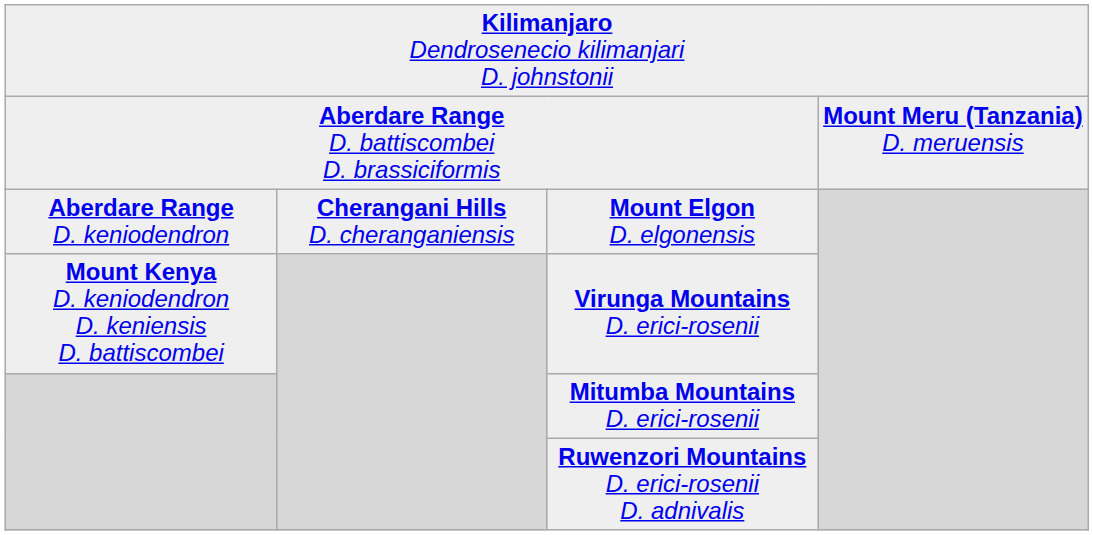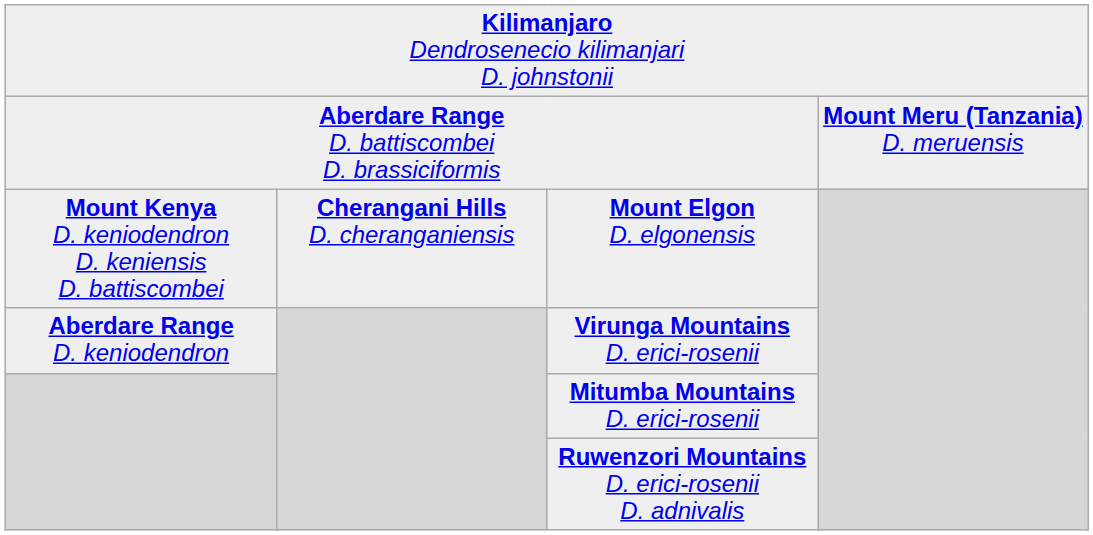(141, 221) Aberdare Range D. keniodendron -> (141, 248) Mount Kenya D. keniodendron D. keniensis D. battiscombei
(141, 313) Mount Kenya D. keniodendron D. keniensis D. battiscombei -> (141, 340) Aberdare Range D. keniodendron
